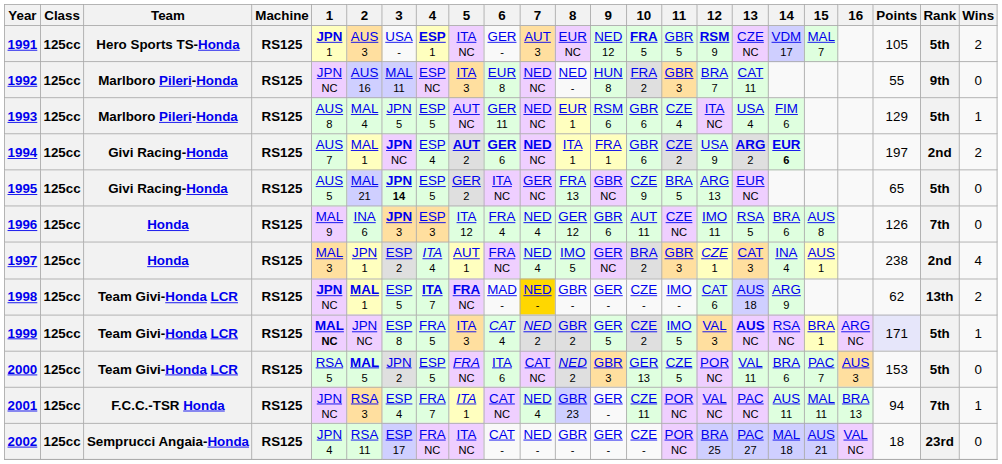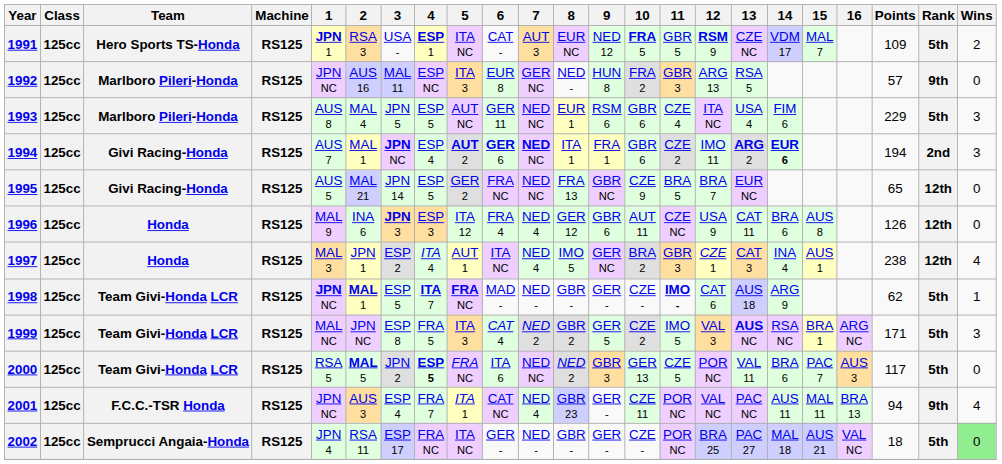(365, 44) AUS 3 -> (363, 44) RSA 3
(502, 44) GER - -> (501, 44) CAT -
(897, 44) 105 -> (895, 44) 109
(538, 80) NED NC -> (536, 80) GER NC
(715, 80) BRA 7 -> (713, 80) ARG 13
(750, 80) CAT 11 -> (749, 80) RSA 5
(897, 80) 55 -> (895, 80) 57
(897, 116) 129 -> (895, 116) 229
(978, 116) 1 -> (977, 116) 3
(715, 152) USA 9 -> (713, 152) IMO 11
(897, 152) 197 -> (895, 152) 194
(978, 152) 2 -> (977, 152) 3
(399, 188) bold -> (398, 188) normal
(502, 188) ITA NC -> (501, 188) FRA NC
(538, 188) GER NC -> (536, 188) NED NC
(715, 188) ARG 13 -> (713, 188) BRA 7
(940, 188) 5th -> (938, 188) 12th
(715, 225) IMO 11 -> (713, 225) USA 9
(750, 225) RSA 5 -> (749, 225) CAT 11
(940, 225) 7th -> (938, 225) 12th
(502, 261) FRA NC -> (501, 261) ITA NC
(940, 261) 2nd -> (938, 261) 12th
(538, 297) gold background -> (536, 297) no background
(679, 297) normal -> (678, 297) bold
(940, 297) 13th -> (938, 297) 5th
(978, 297) 2 -> (977, 297) 1
(329, 333) bold -> (329, 333) normal
(897, 333) lavender background -> (895, 333) no background
(978, 333) 1 -> (977, 333) 3
(432, 369) normal -> (431, 369) bold
(538, 369) CAT NC -> (536, 369) NED NC
(897, 369) 153 -> (895, 369) 117
(365, 405) RSA 3 -> (363, 405) AUS 3
(940, 405) 7th -> (938, 405) 9th
(978, 405) 1 -> (977, 405) 4
(502, 441) CAT - -> (501, 441) GER -
(940, 441) 23rd -> (938, 441) 5th
(978, 441) no background -> (977, 441) lightgreen background
